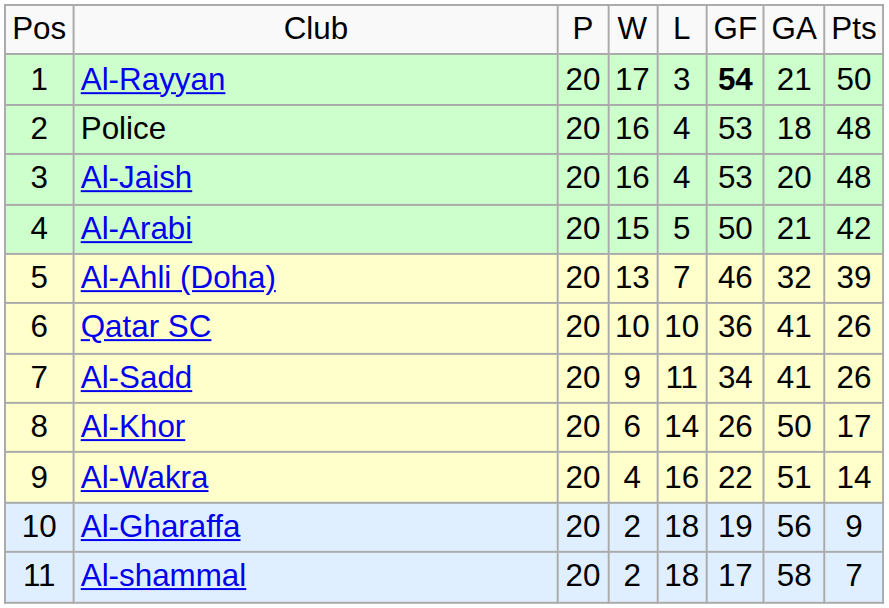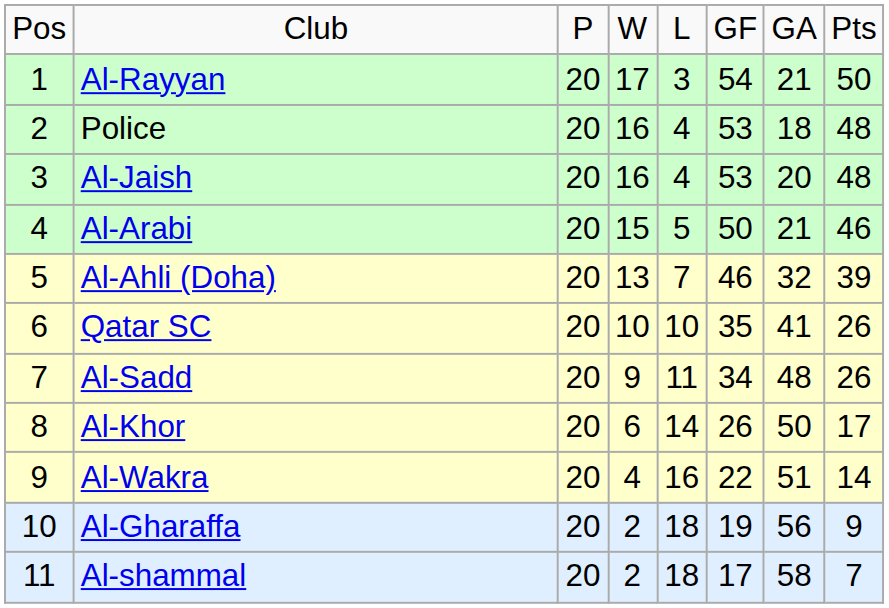(735, 79) bold -> (735, 79) normal
(854, 228) 42 -> (854, 228) 46
(735, 327) 36 -> (735, 327) 35
(794, 377) 41 -> (794, 377) 48
